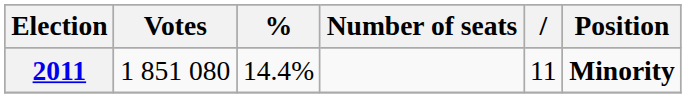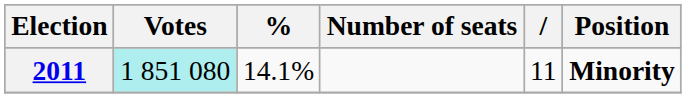(175, 69) no background -> (175, 69) paleturquoise background
(279, 69) 14.4% -> (279, 69) 14.1%
